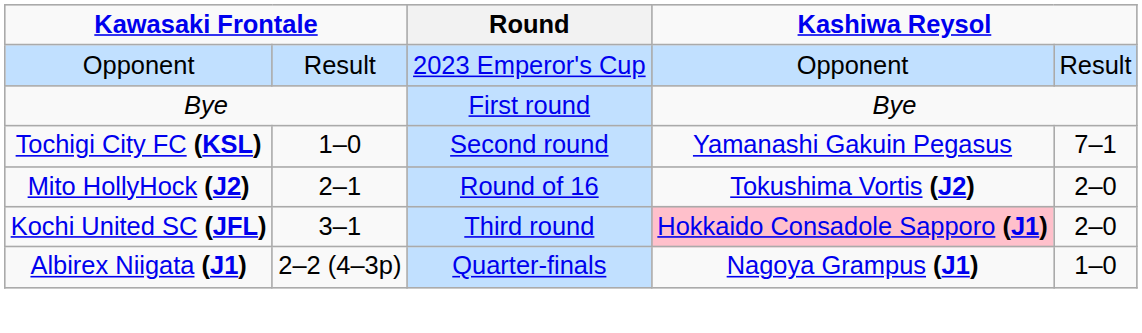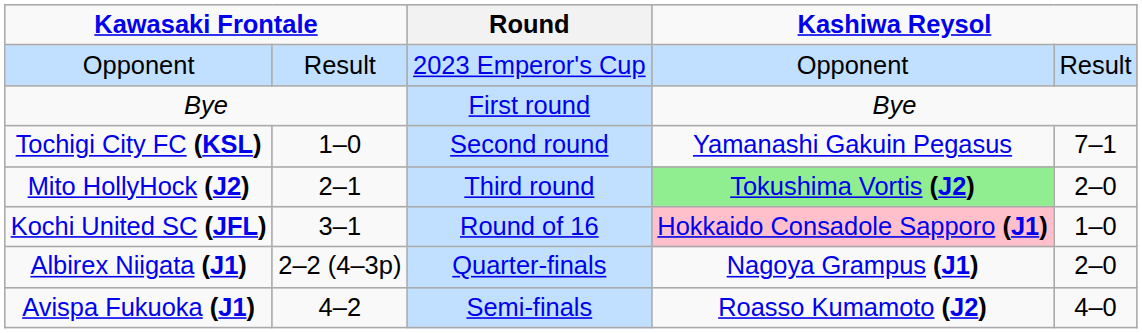(529, 186) Round of 16 -> (529, 186) Third round
(853, 186) no background -> (853, 186) lightgreen background
(529, 226) Third round -> (529, 226) Round of 16
(1095, 226) 2–0 -> (1095, 226) 1–0
(1095, 266) 1–0 -> (1095, 266) 2–0
+ row: (139, 307)
